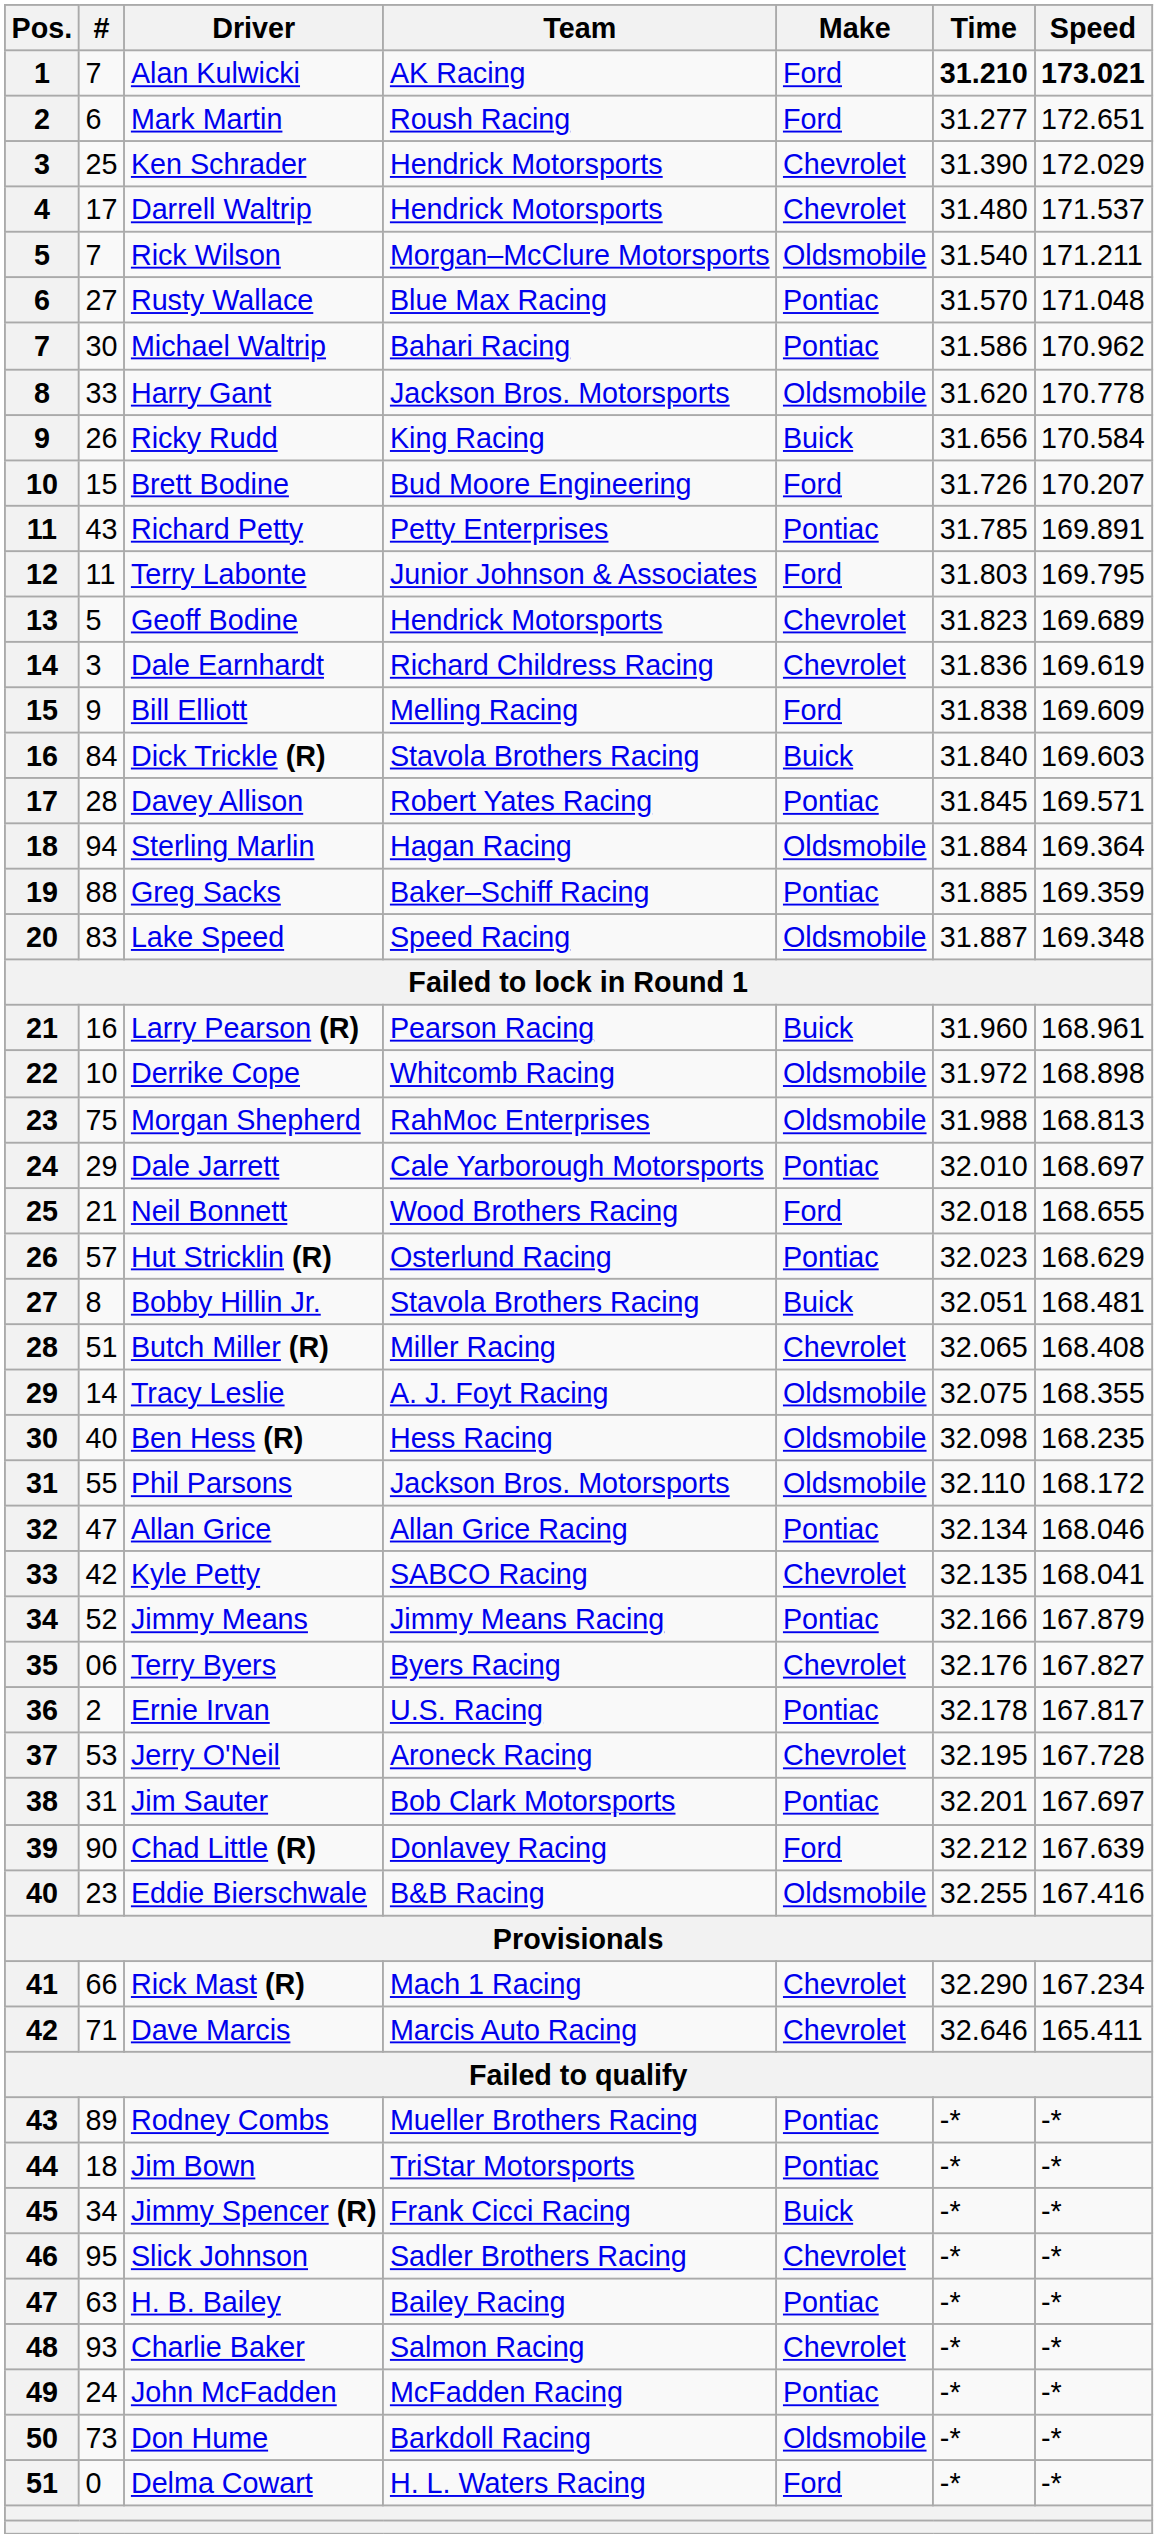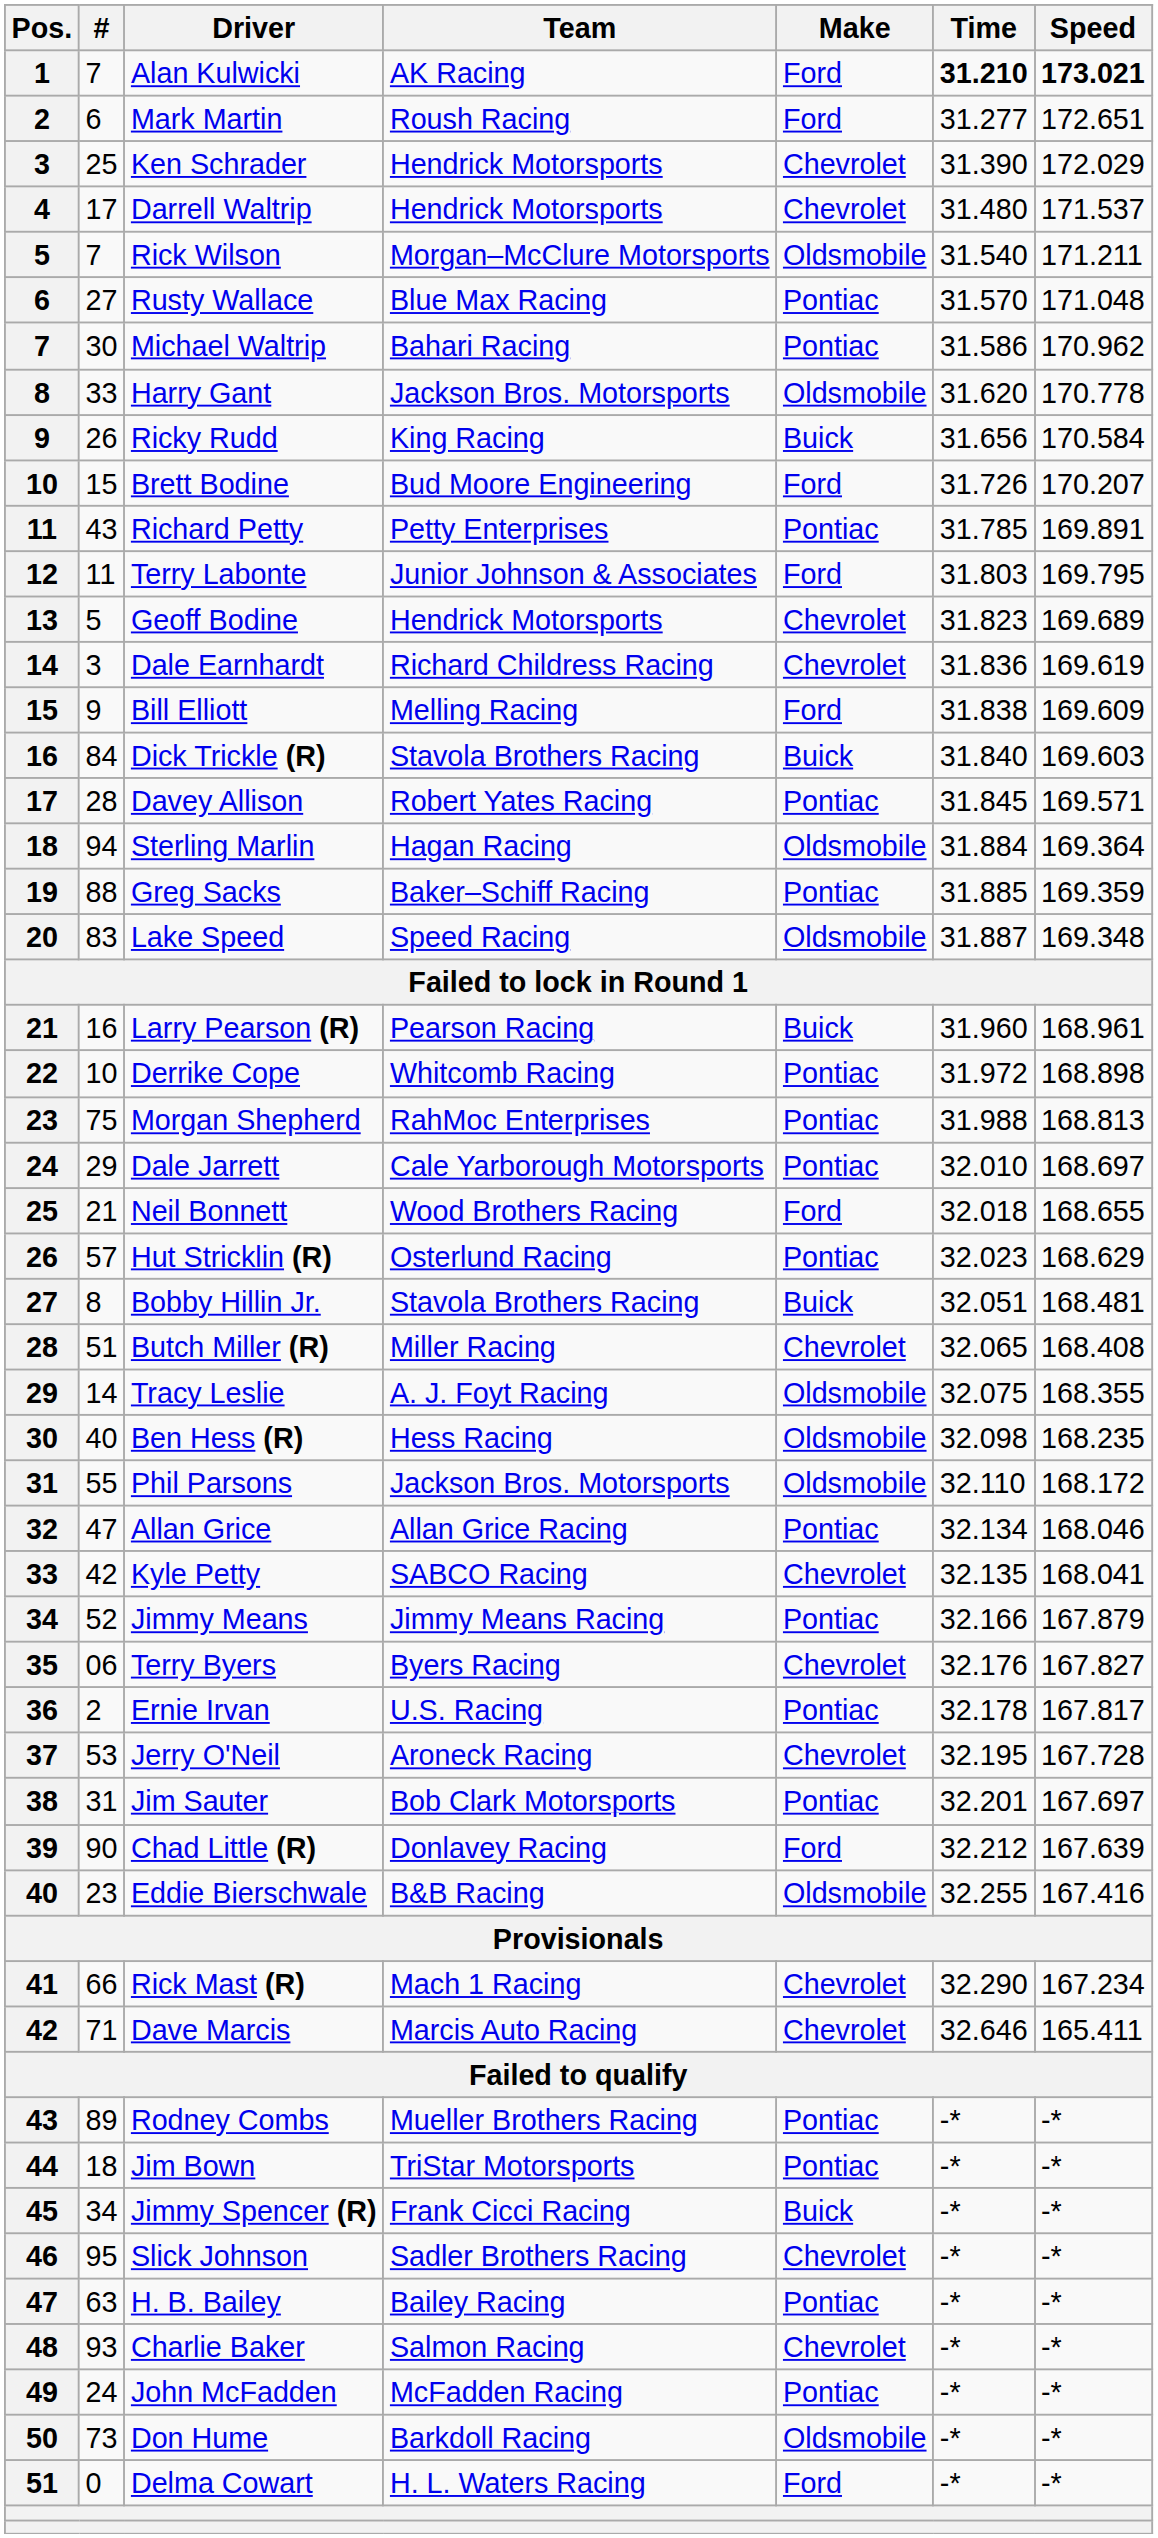(855, 1074) Oldsmobile -> (831, 1074) Pontiac
(855, 1119) Oldsmobile -> (831, 1119) Pontiac
